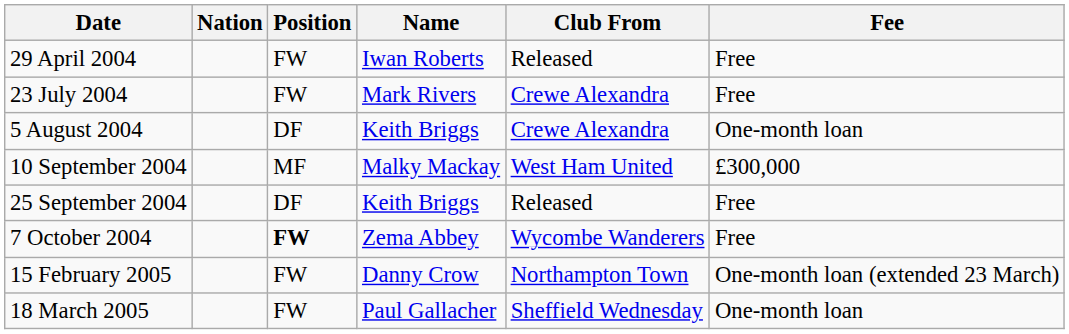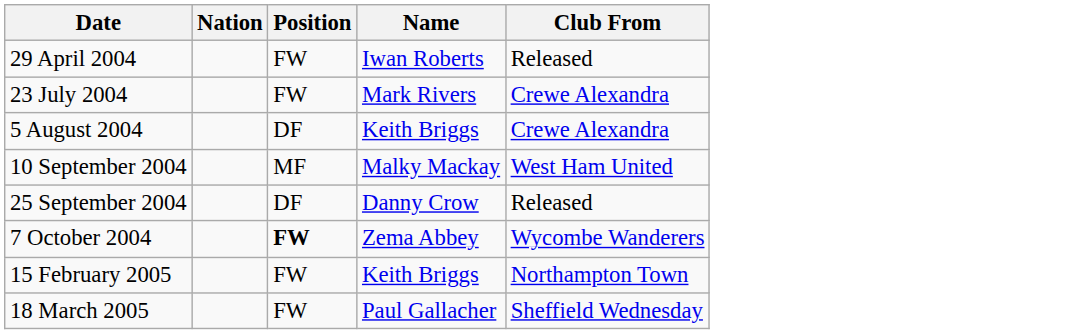- column: (887, 22)
(420, 202) Keith Briggs -> (420, 202) Danny Crow
(420, 274) Danny Crow -> (420, 274) Keith Briggs
